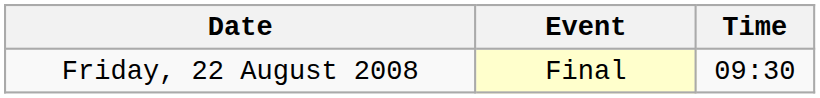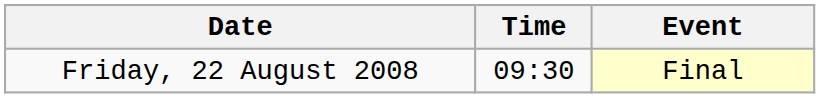columns swapped: (755, 27) <-> (586, 27)
